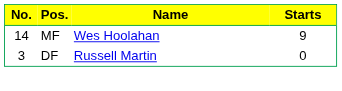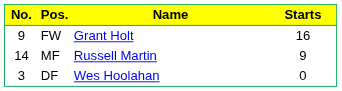+ row: (51, 36)
(117, 36) Wes Hoolahan -> (115, 56) Russell Martin
(115, 56) Russell Martin -> (117, 76) Wes Hoolahan
